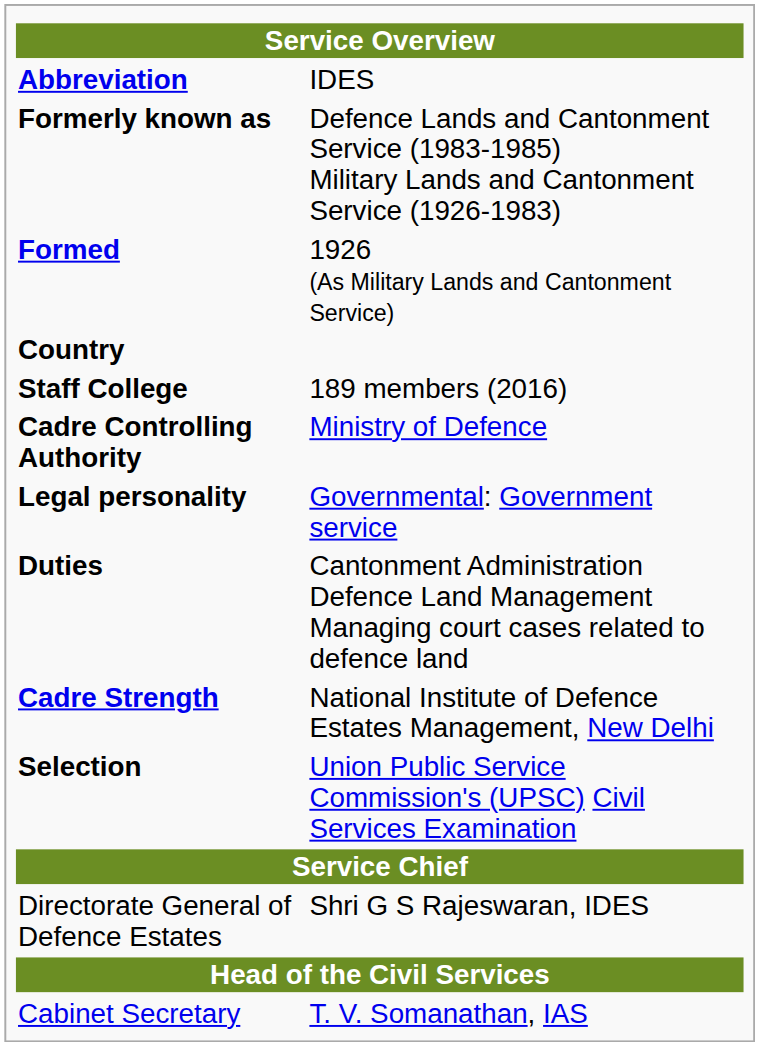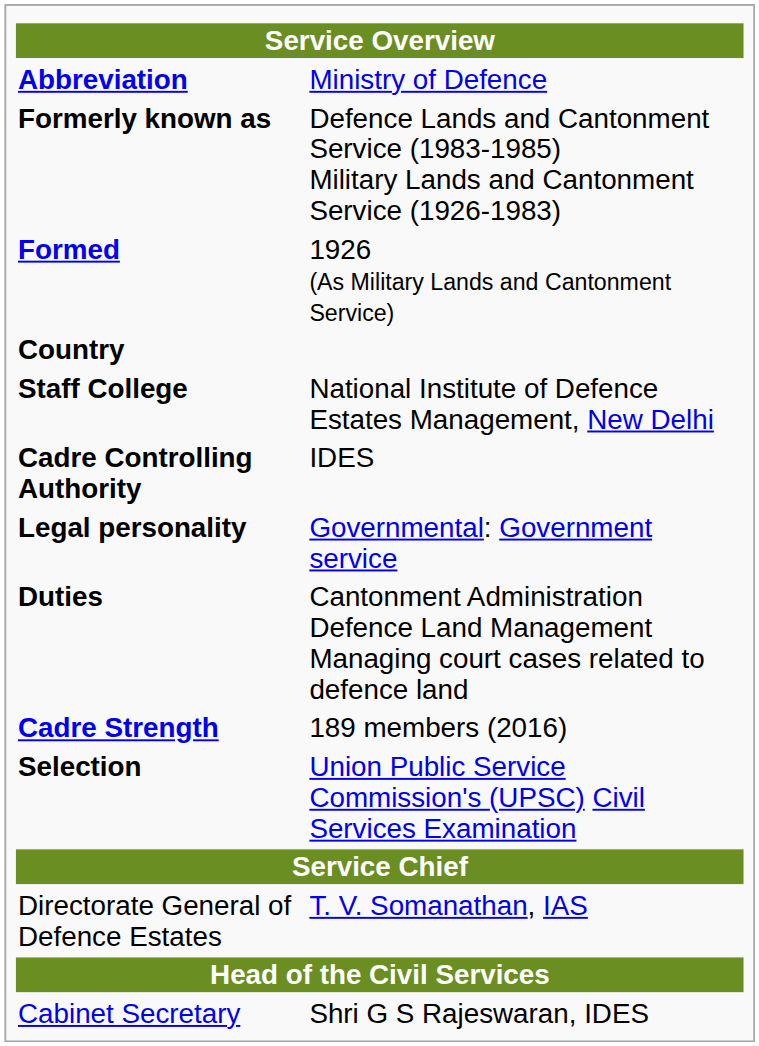(342, 79) IDES -> (428, 79) Ministry of Defence
(438, 388) 189 members (2016) -> (512, 403) National Institute of Defence Estates Management, New Delhi
(428, 426) Ministry of Defence -> (342, 457) IDES
(512, 712) National Institute of Defence Estates Management, New Delhi -> (438, 728) 189 members (2016)
(479, 905) Shri G S Rajeswaran, IDES -> (449, 905) T. V. Somanathan, IAS
(449, 1013) T. V. Somanathan, IAS -> (479, 1013) Shri G S Rajeswaran, IDES
